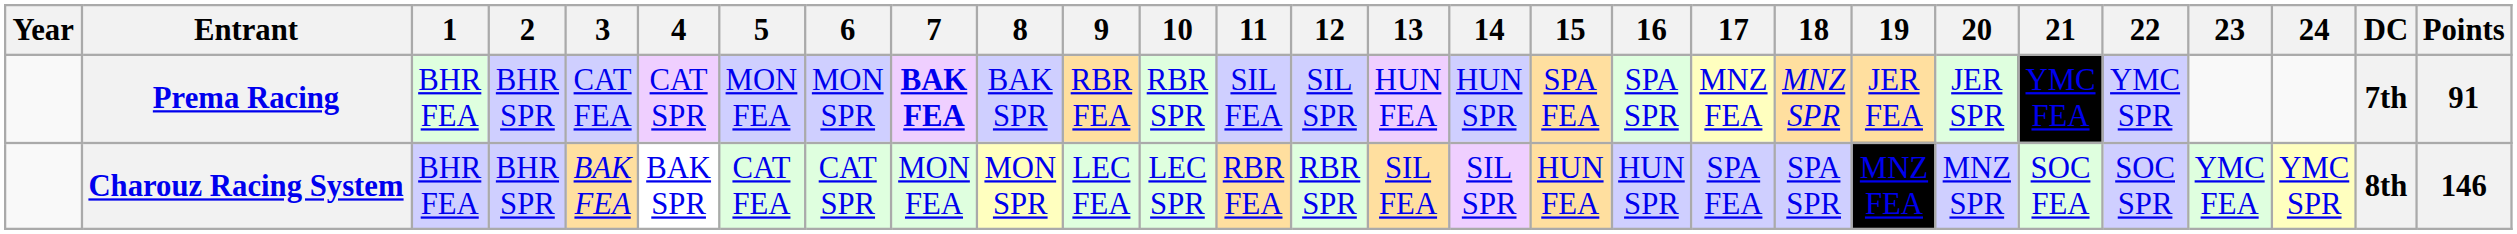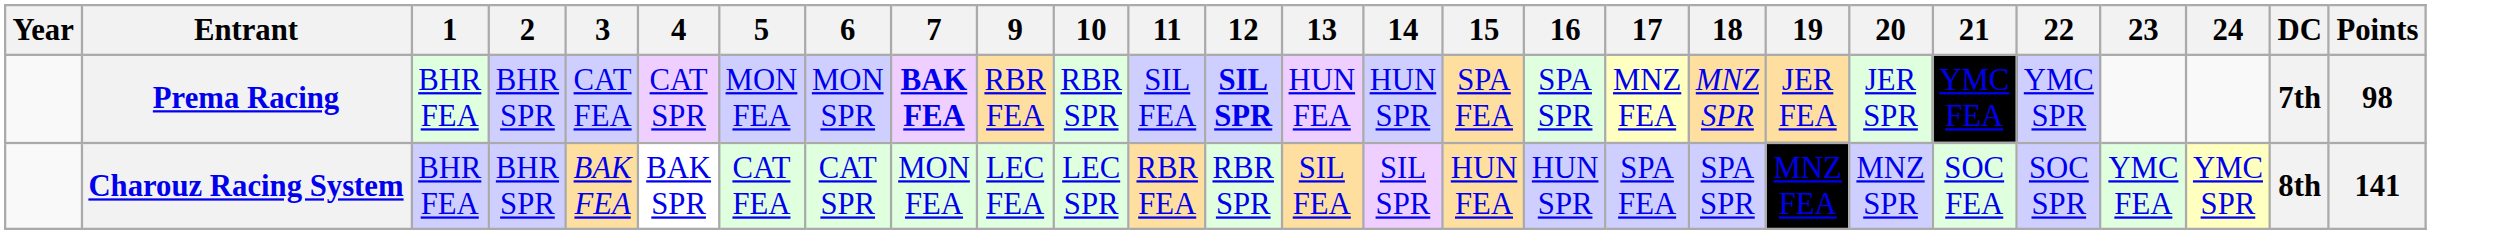- column: (1020, 29)
(1329, 98) normal -> (1243, 98) bold
(2464, 98) 91 -> (2377, 98) 98
(2464, 185) 146 -> (2377, 185) 141
